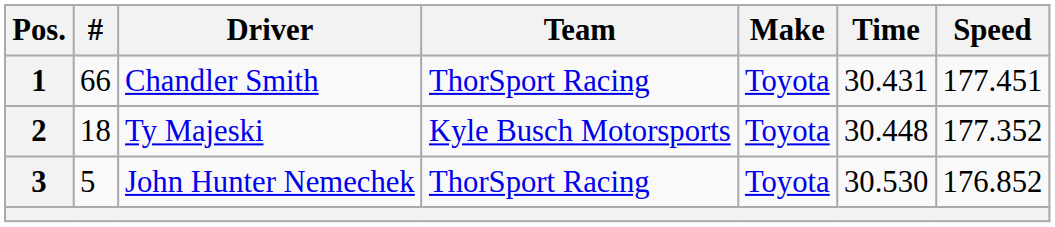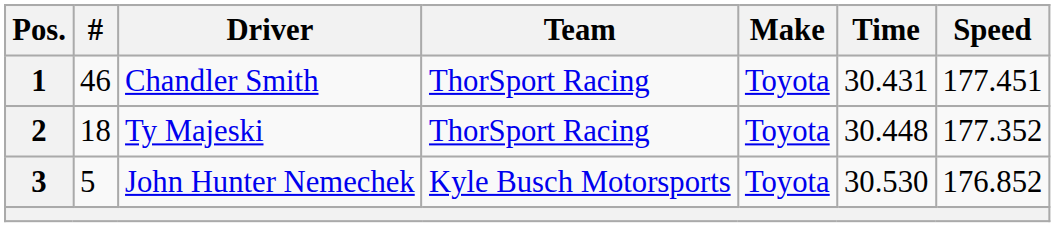(95, 80) 66 -> (95, 80) 46
(580, 131) Kyle Busch Motorsports -> (539, 131) ThorSport Racing
(539, 181) ThorSport Racing -> (580, 181) Kyle Busch Motorsports
